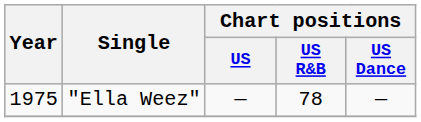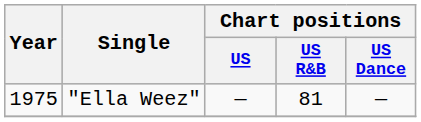(311, 99) 78 -> (311, 99) 81
